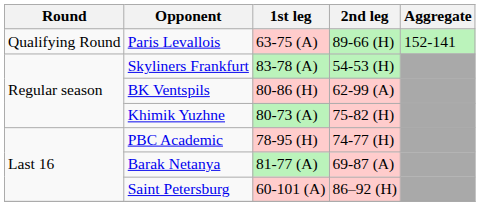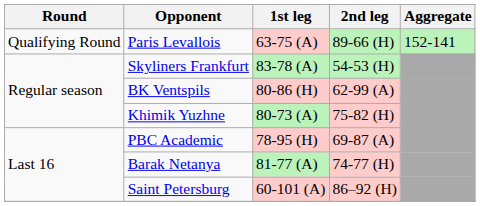(363, 139) 74-77 (H) -> (363, 139) 69-87 (A)
(363, 164) 69-87 (A) -> (363, 164) 74-77 (H)
